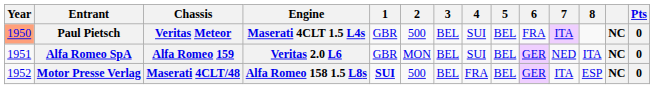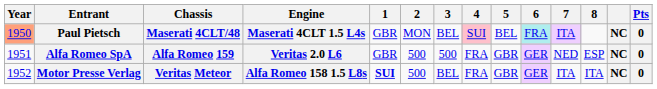(193, 33) Veritas Meteor -> (193, 33) Maserati 4CLT/48
(417, 33) 500 -> (417, 33) MON
(476, 33) no background -> (476, 33) pink background
(534, 33) no background -> (536, 33) paleturquoise background
(417, 53) MON -> (417, 53) 500
(448, 53) BEL -> (448, 53) 500
(476, 53) SUI -> (476, 53) FRA
(505, 53) BEL -> (506, 53) GBR
(592, 53) ITA -> (594, 53) ESP
(193, 73) Maserati 4CLT/48 -> (193, 73) Veritas Meteor
(505, 73) BEL -> (506, 73) GBR
(592, 73) ESP -> (594, 73) ITA
